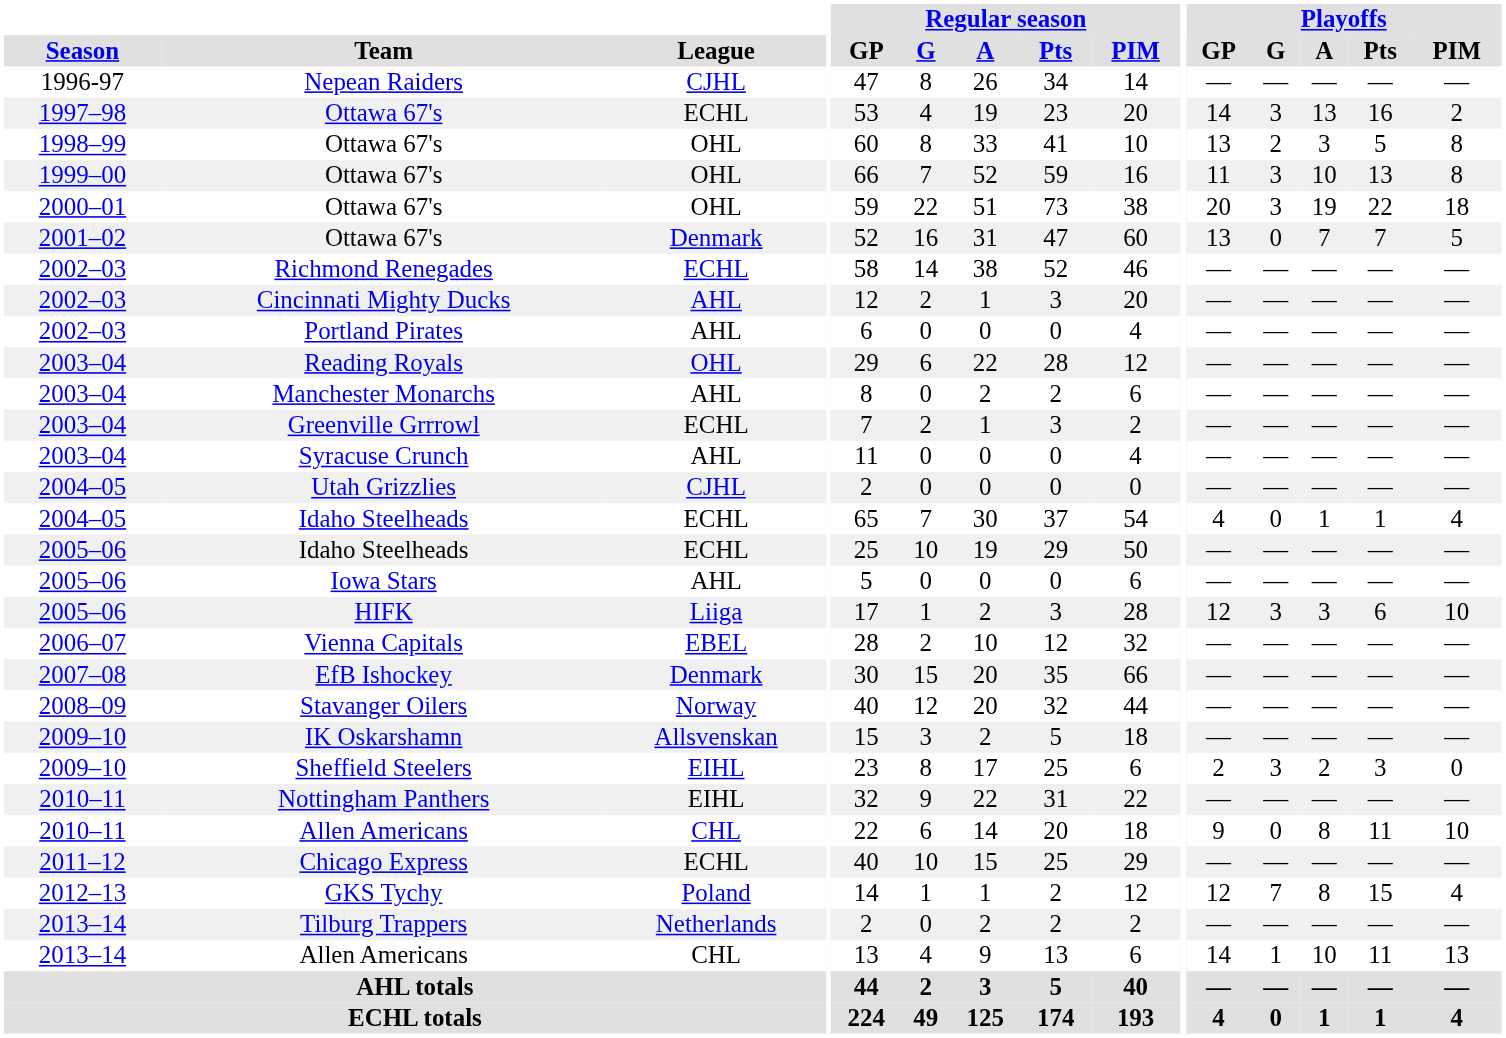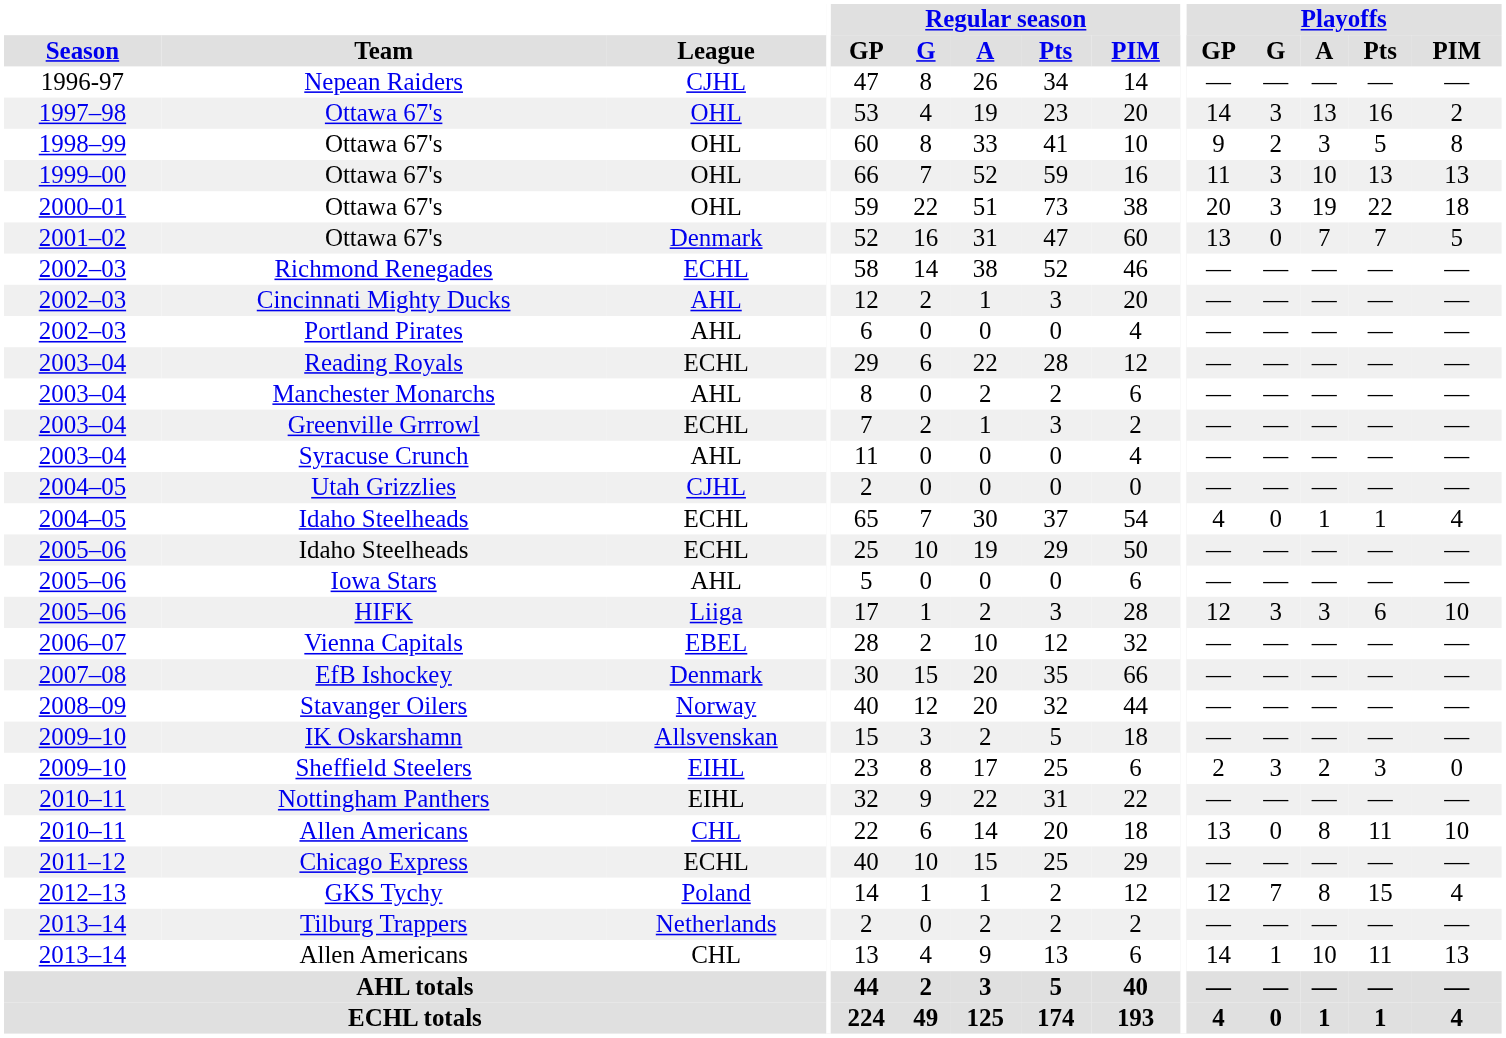(716, 112) ECHL -> (716, 112) OHL
(1219, 144) 13 -> (1219, 144) 9
(1457, 175) 8 -> (1457, 175) 13
(716, 362) OHL -> (716, 362) ECHL
(1219, 830) 9 -> (1219, 830) 13
